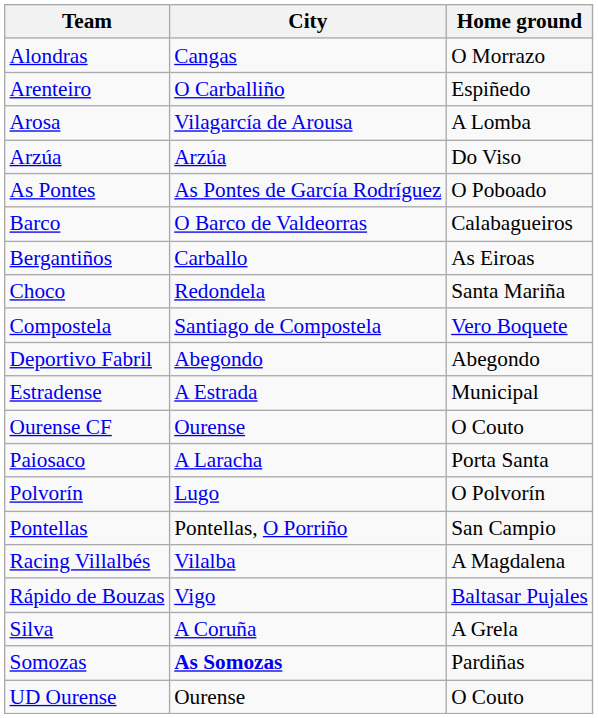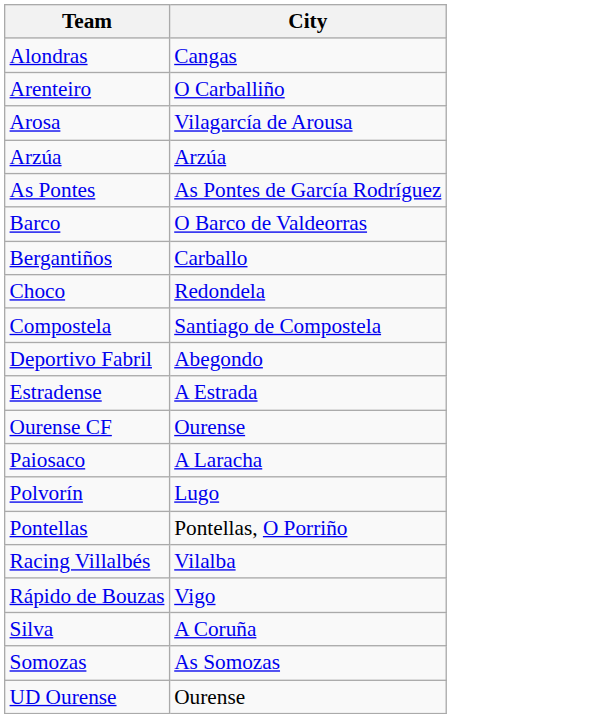- column: (519, 21)
(228, 662) bold -> (227, 662) normal
